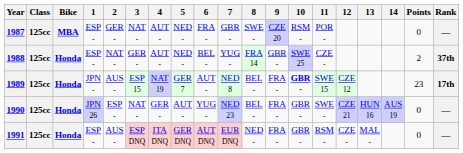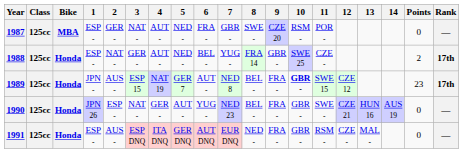(446, 58) 37th -> (446, 58) 17th
